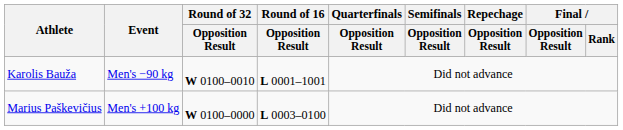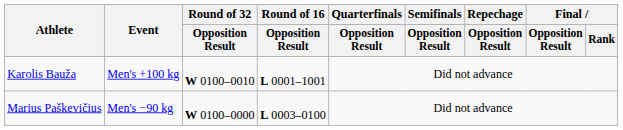(140, 74) Men's −90 kg -> (143, 74) Men's +100 kg
(143, 108) Men's +100 kg -> (140, 108) Men's −90 kg
